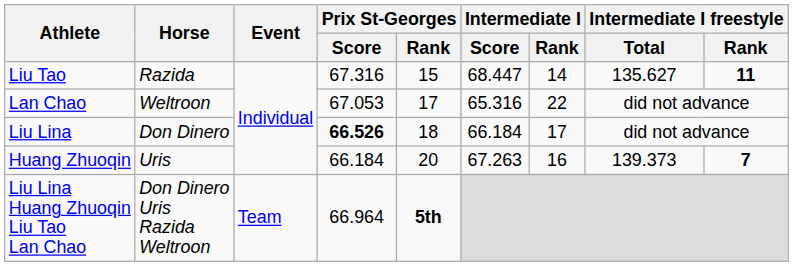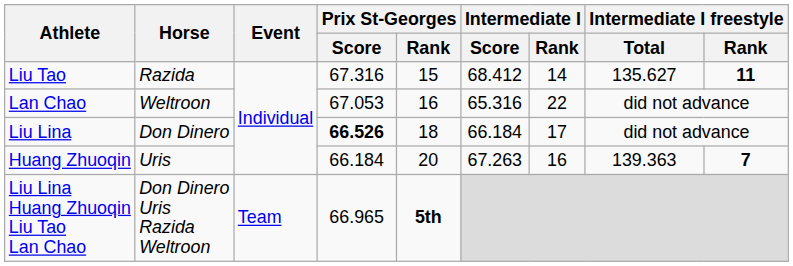(495, 76) 68.447 -> (495, 76) 68.412
(428, 104) 17 -> (428, 104) 16
(644, 160) 139.373 -> (644, 160) 139.363
(357, 218) 66.964 -> (357, 218) 66.965
